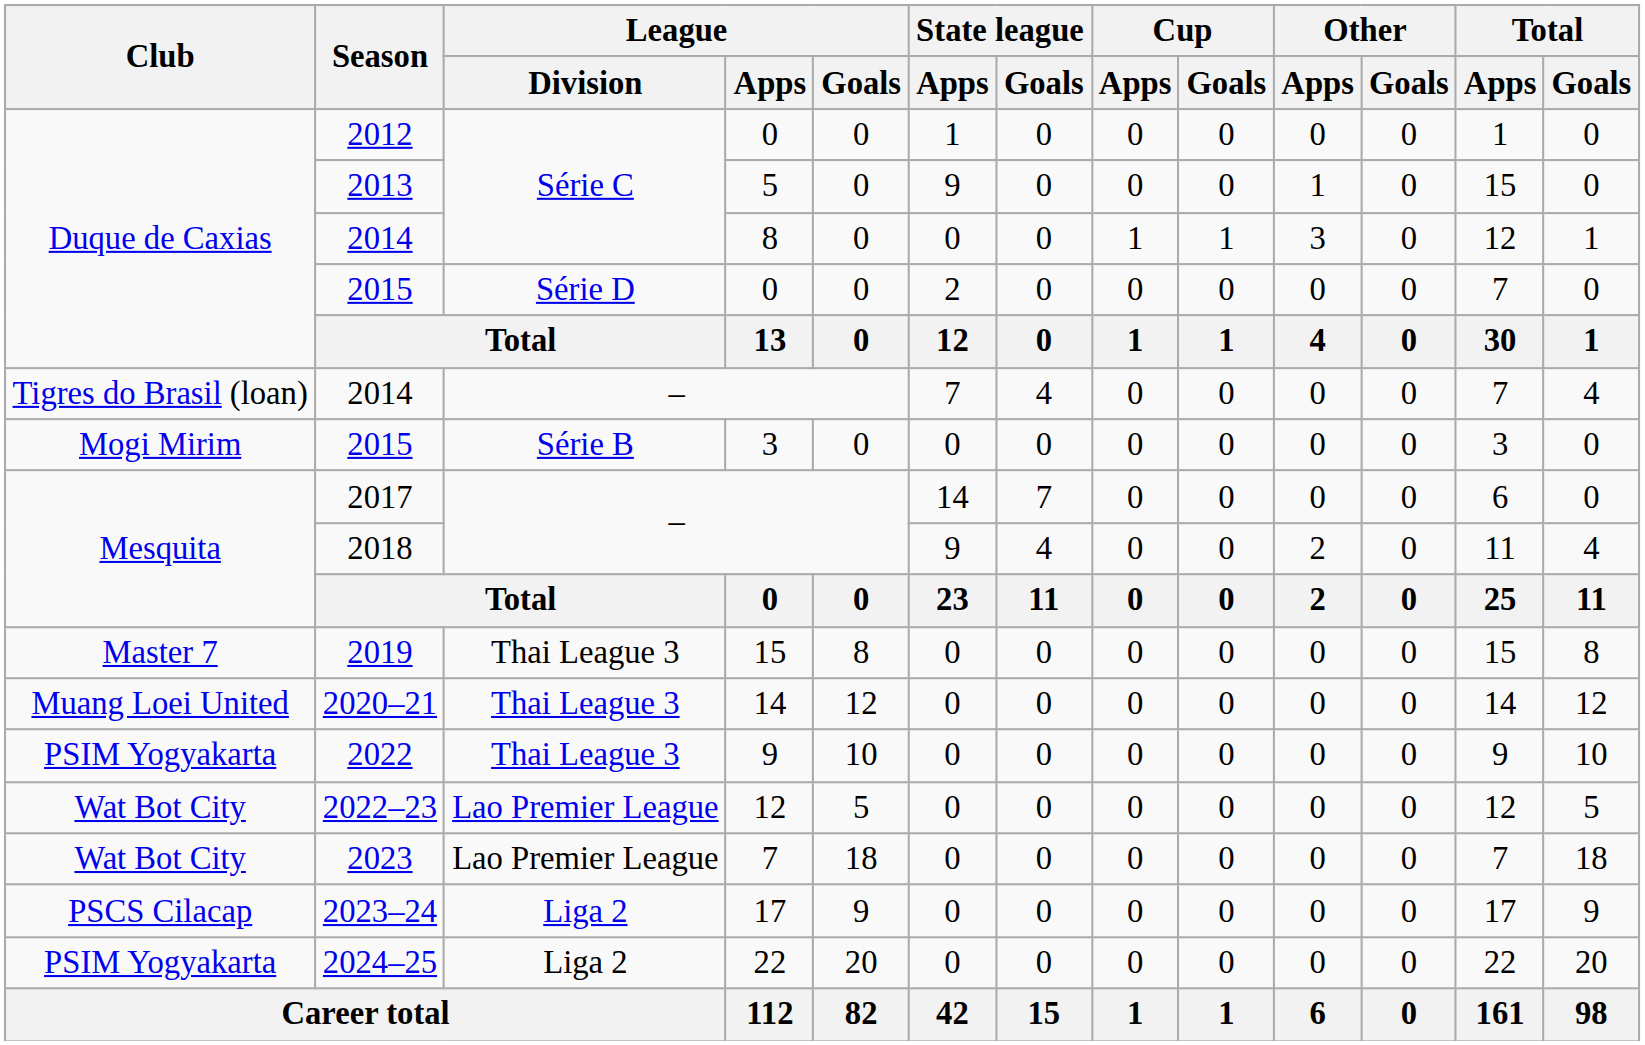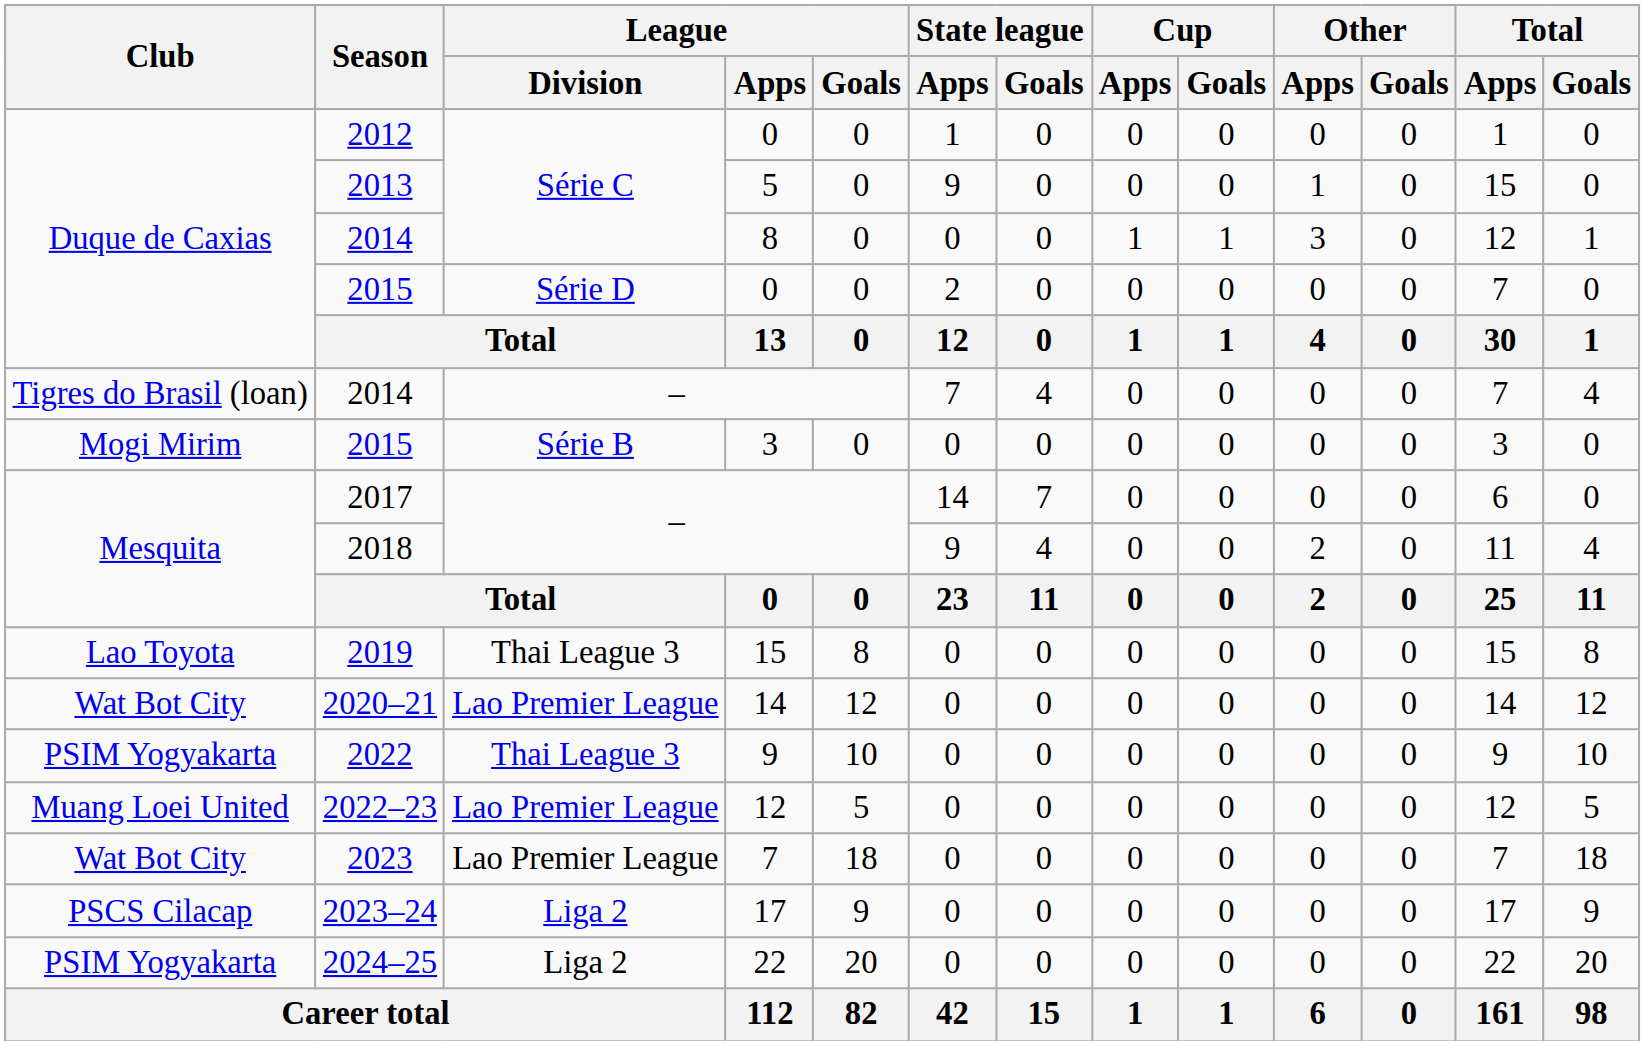(160, 651) Master 7 -> (160, 651) Lao Toyota
(160, 703) Muang Loei United -> (160, 703) Wat Bot City
(585, 703) Thai League 3 -> (585, 703) Lao Premier League
(160, 806) Wat Bot City -> (160, 806) Muang Loei United
